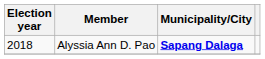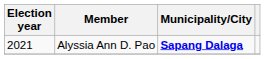(20, 44) 2018 -> (20, 44) 2021
